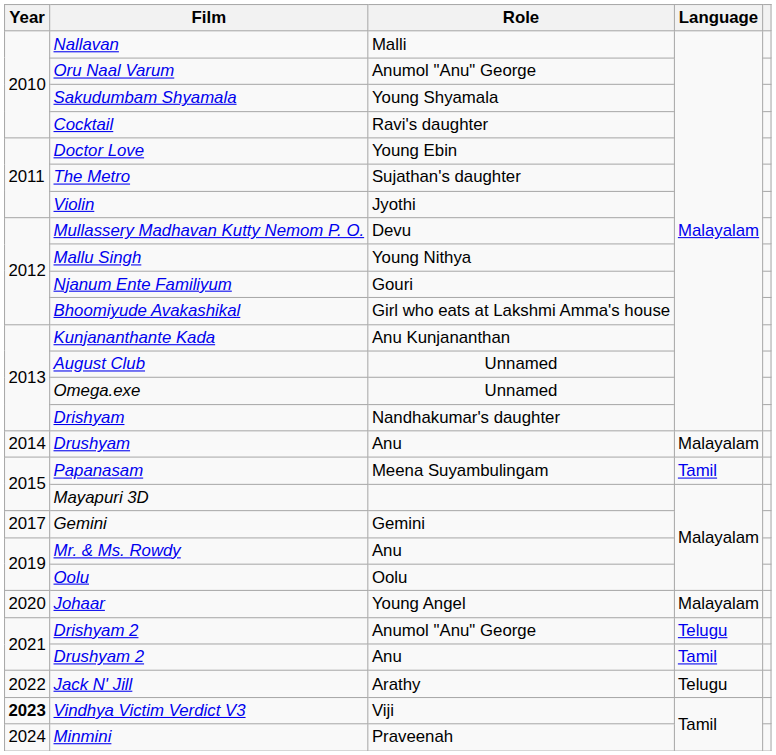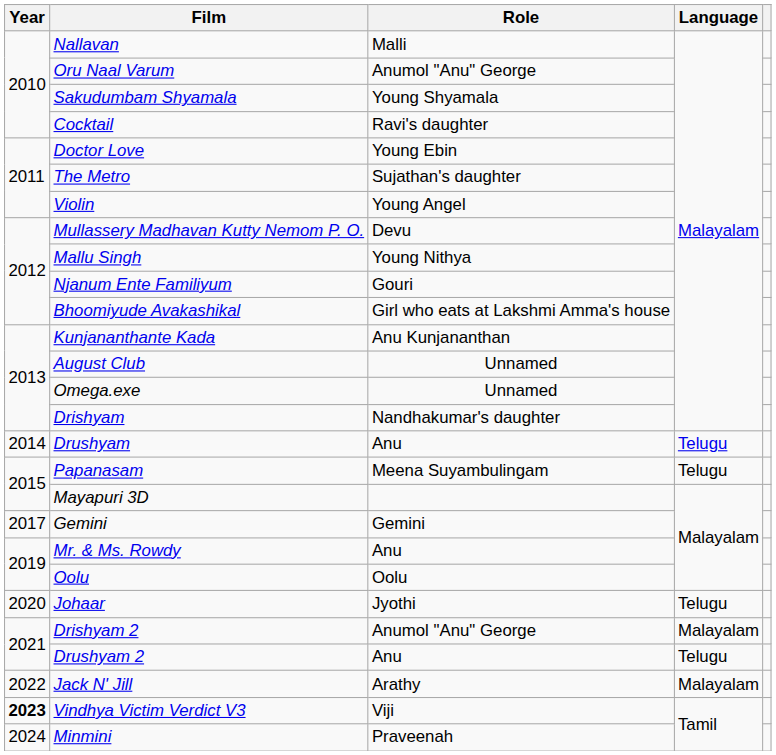(394, 204) Jyothi -> (419, 204) Young Angel
(719, 444) Malayalam -> (703, 444) Telugu
(697, 470) Tamil -> (703, 470) Telugu
(419, 603) Young Angel -> (394, 603) Jyothi
(719, 603) Malayalam -> (703, 603) Telugu
(703, 630) Telugu -> (719, 630) Malayalam
(697, 657) Tamil -> (703, 657) Telugu
(703, 683) Telugu -> (719, 683) Malayalam
